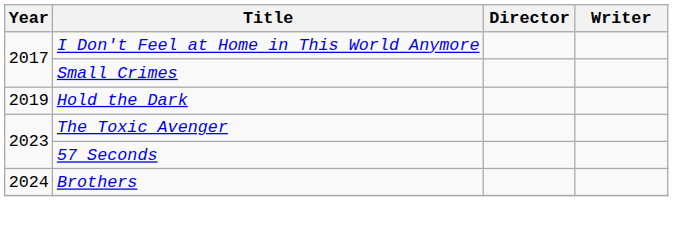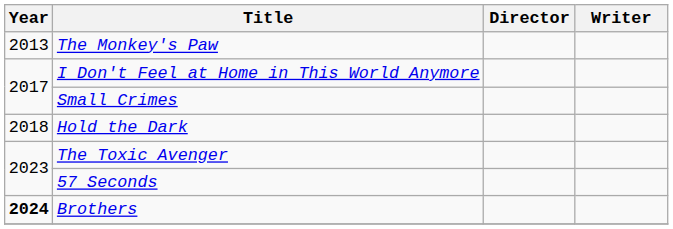+ row: (137, 46)
(29, 100) 2019 -> (29, 128) 2018
(29, 182) normal -> (29, 210) bold
